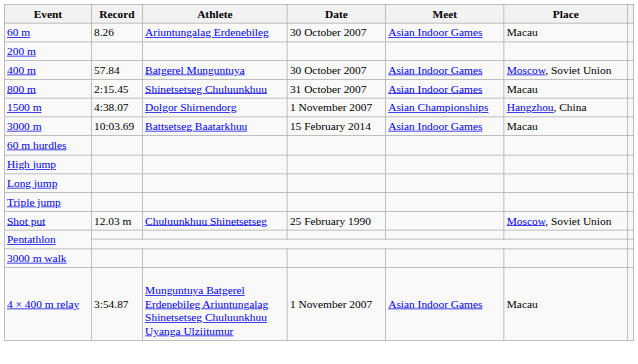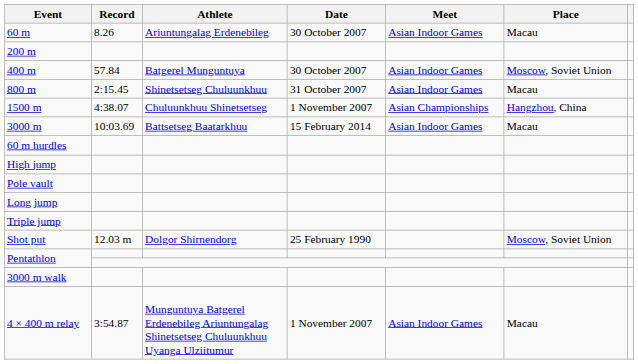(191, 108) Dolgor Shirnendorg -> (206, 108) Chuluunkhuu Shinetsetseg
+ row: (30, 183)
(206, 220) Chuluunkhuu Shinetsetseg -> (191, 239) Dolgor Shirnendorg
